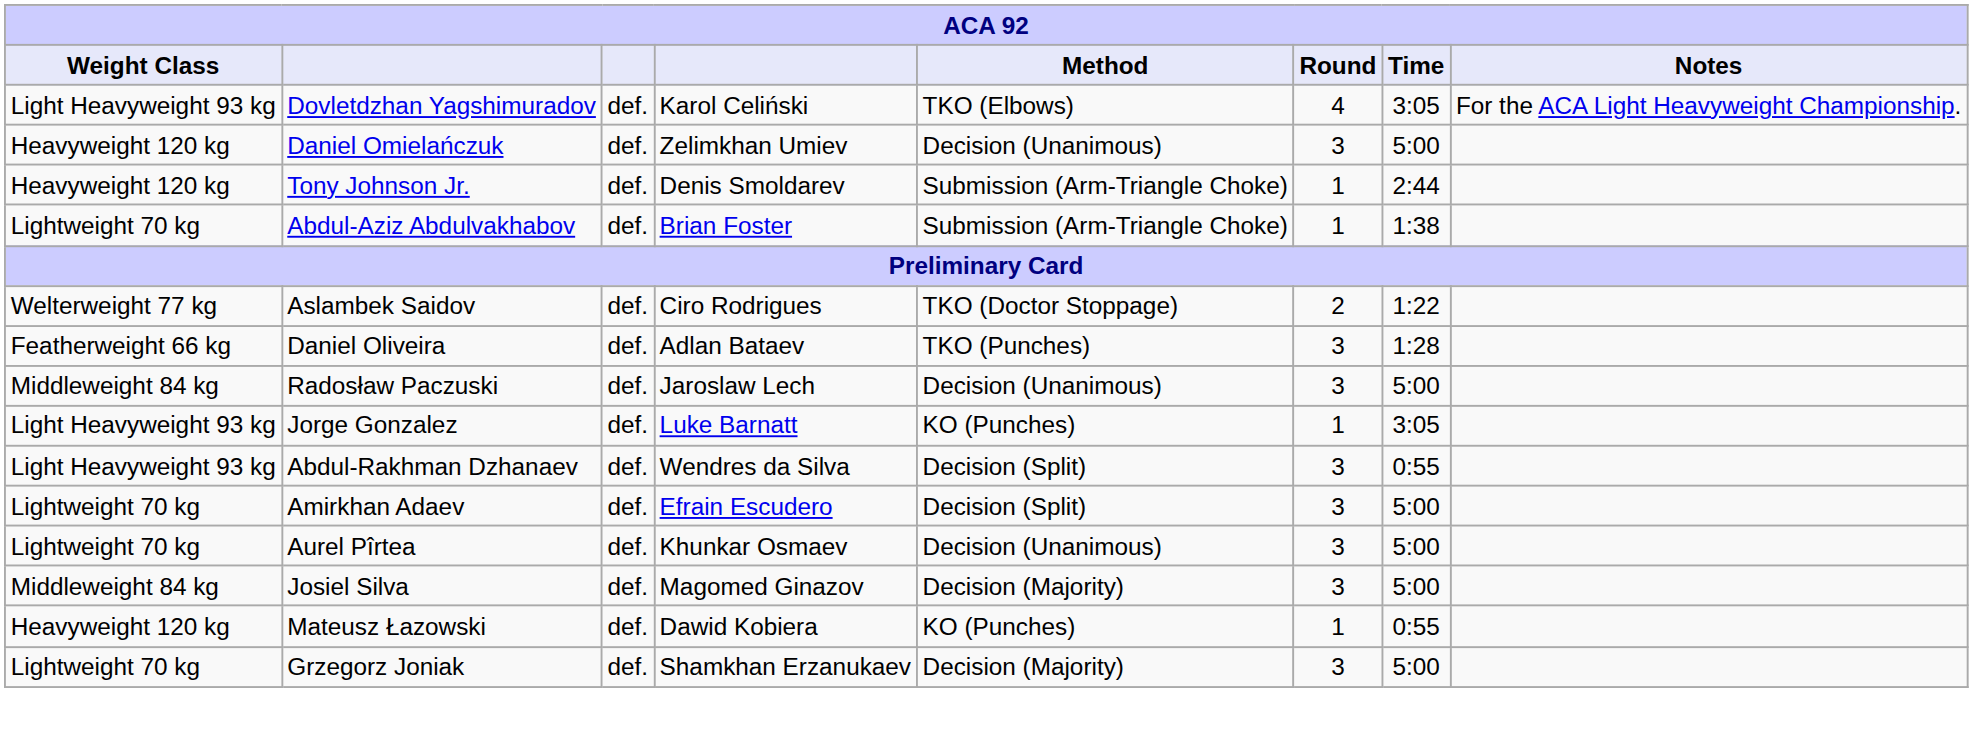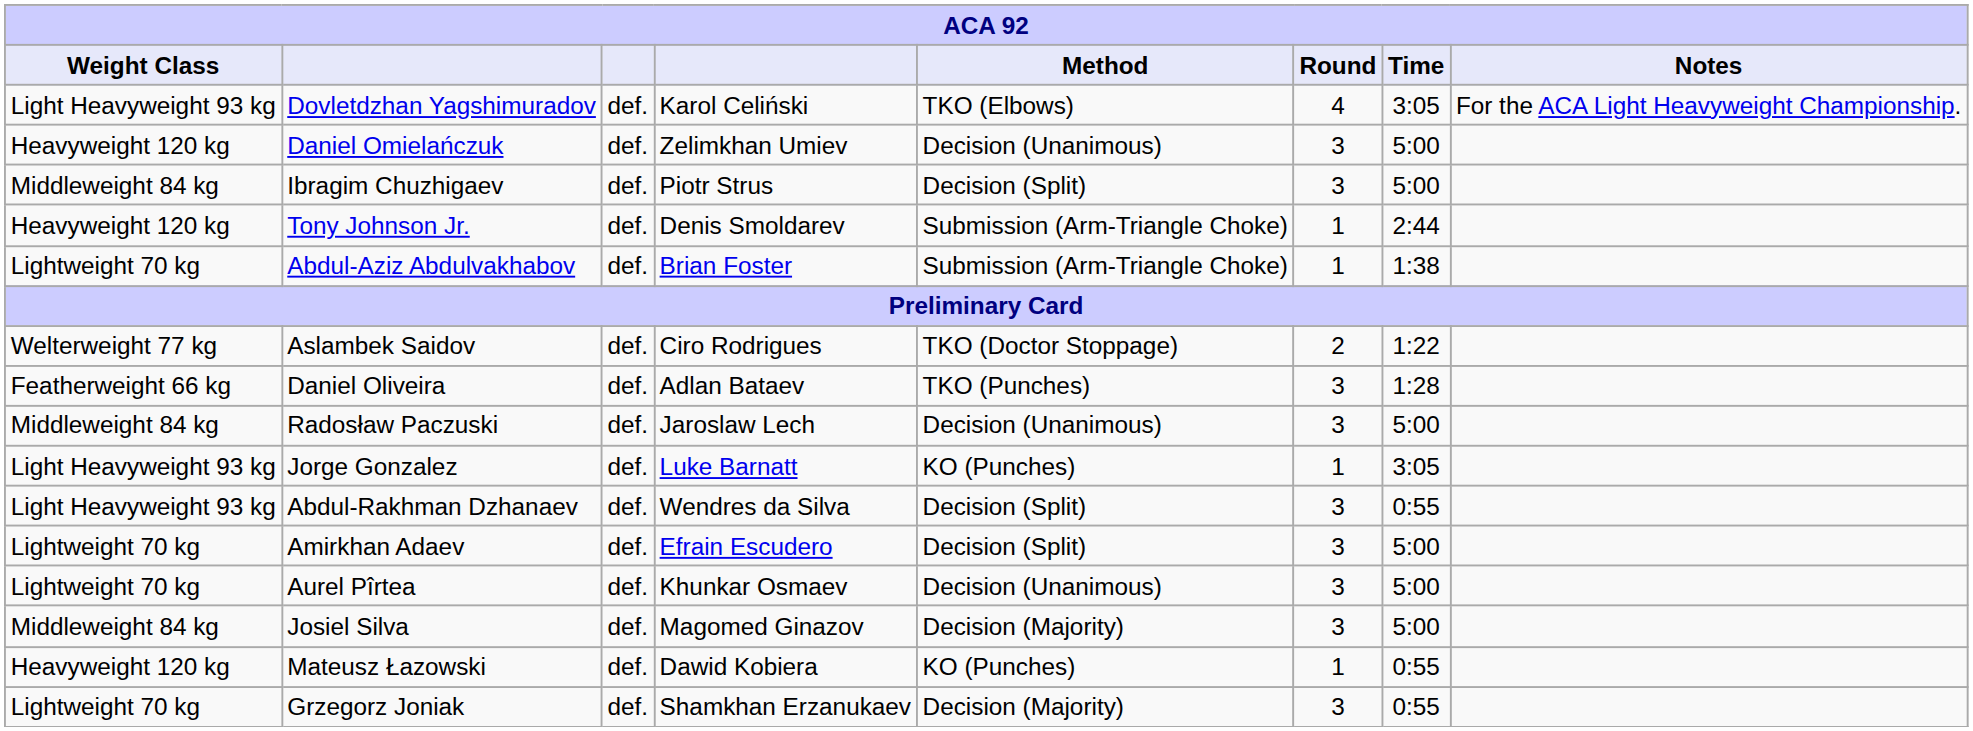+ row: (395, 185)
(1416, 666) 5:00 -> (1416, 706) 0:55
